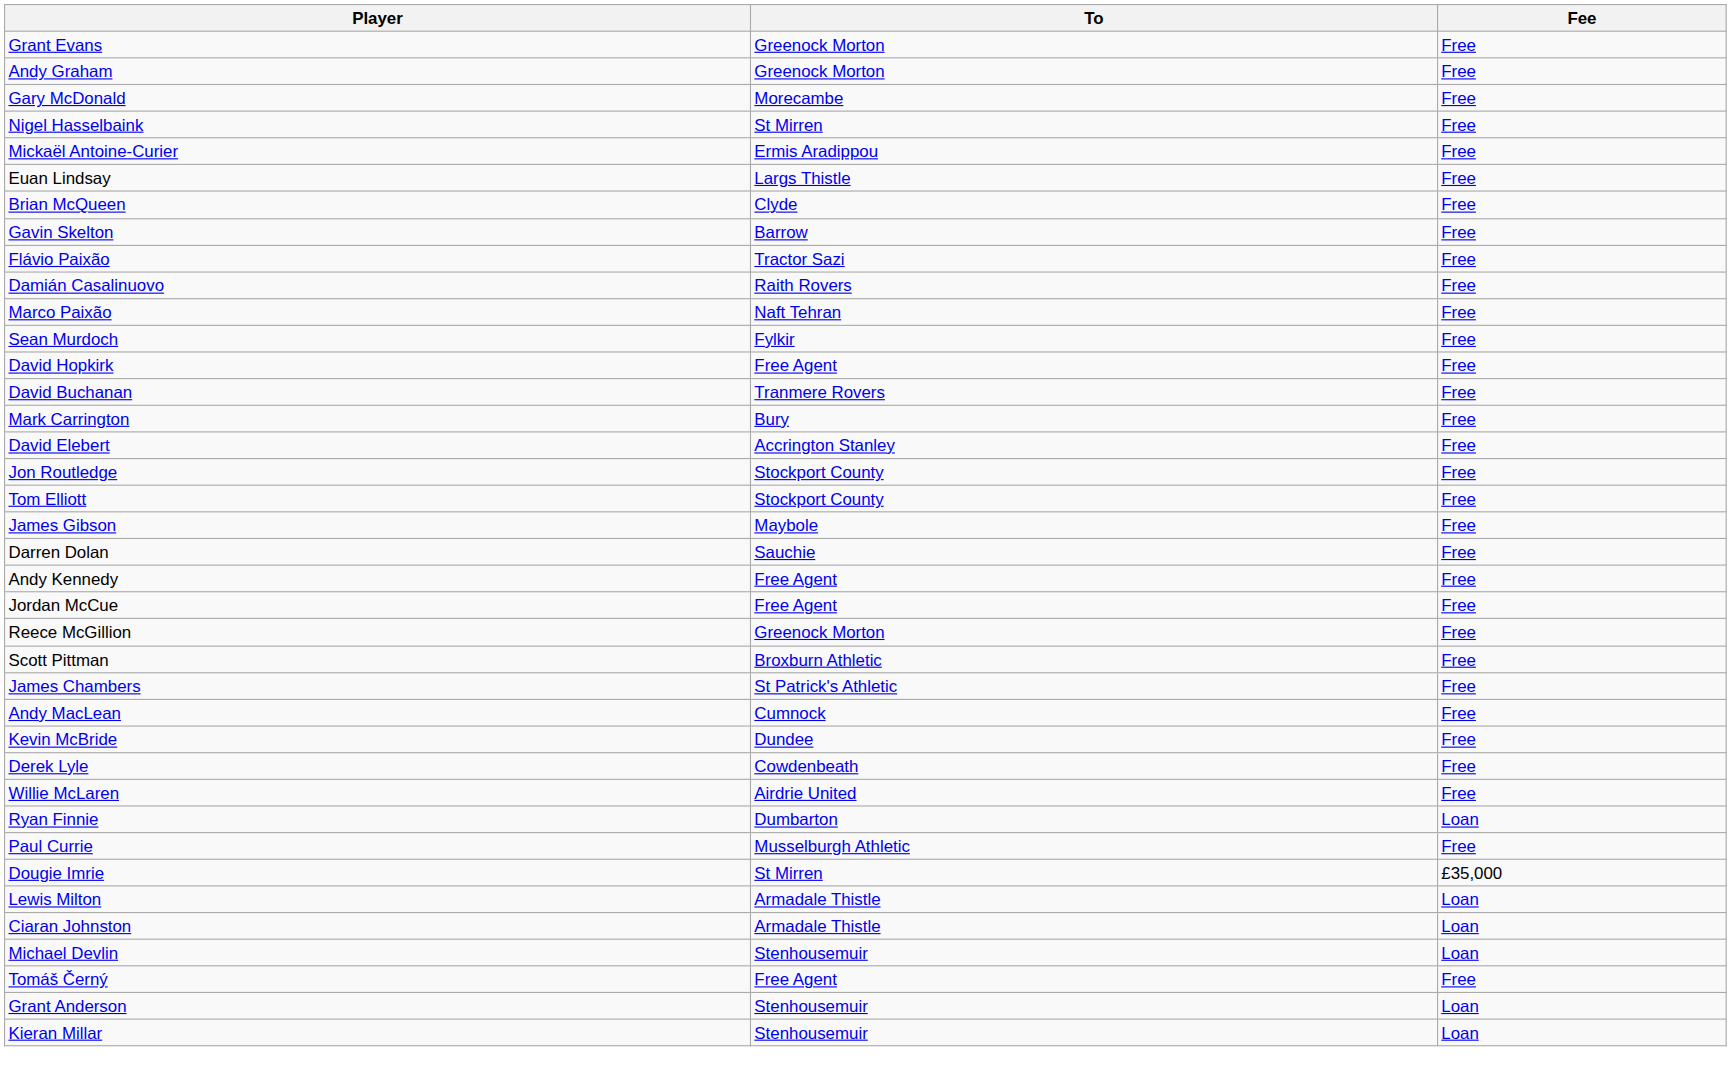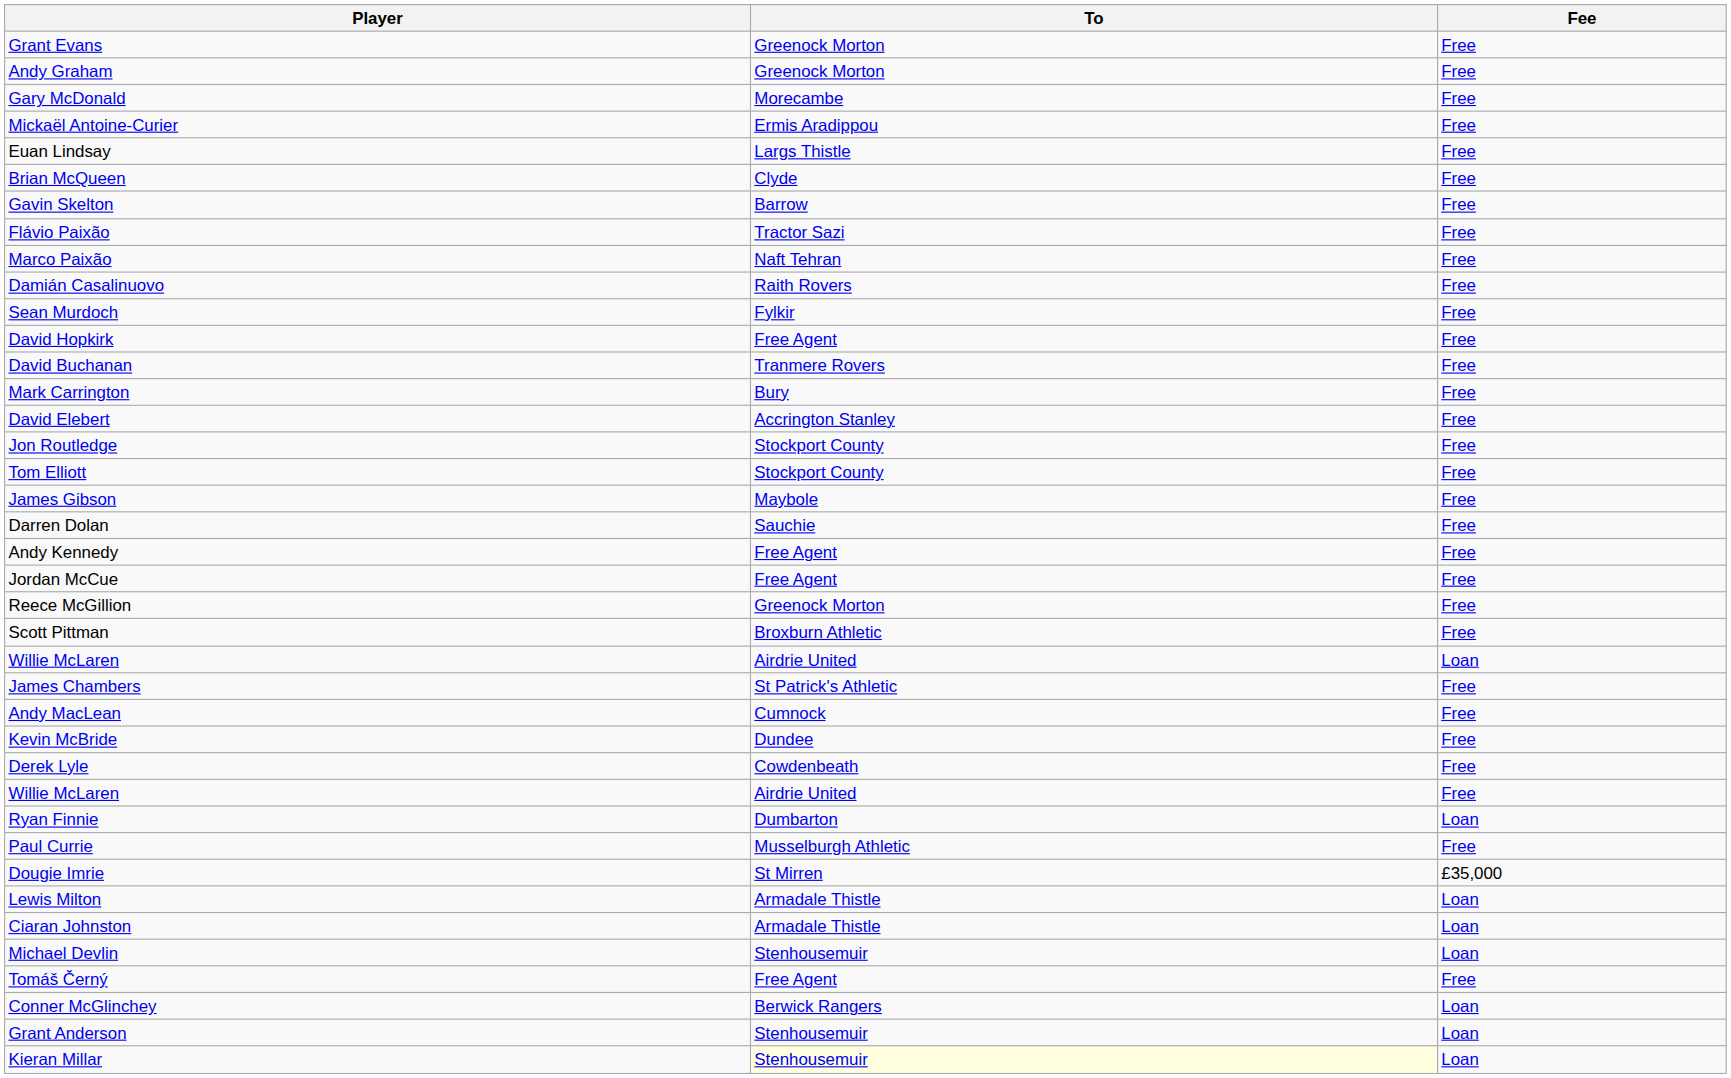- row: (76, 125)
rows swapped: (60, 312) <-> (86, 285)
+ row: (64, 659)
+ row: (82, 1006)
(811, 1033) no background -> (811, 1060) lightyellow background
